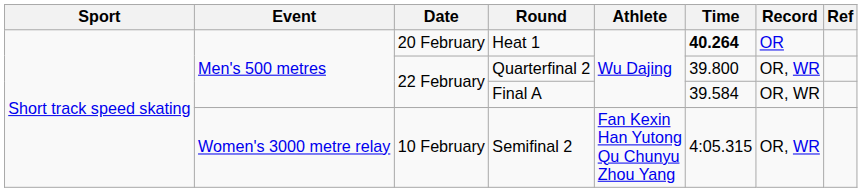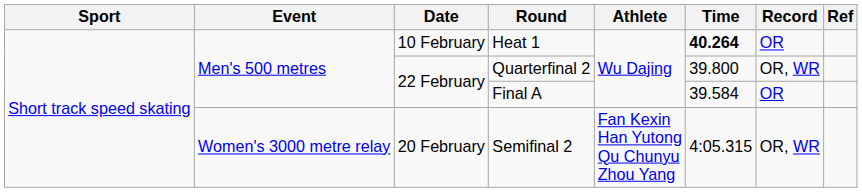(441, 42) 20 February -> (441, 42) 10 February
(790, 94) OR, WR -> (772, 94) OR
(441, 147) 10 February -> (441, 147) 20 February
